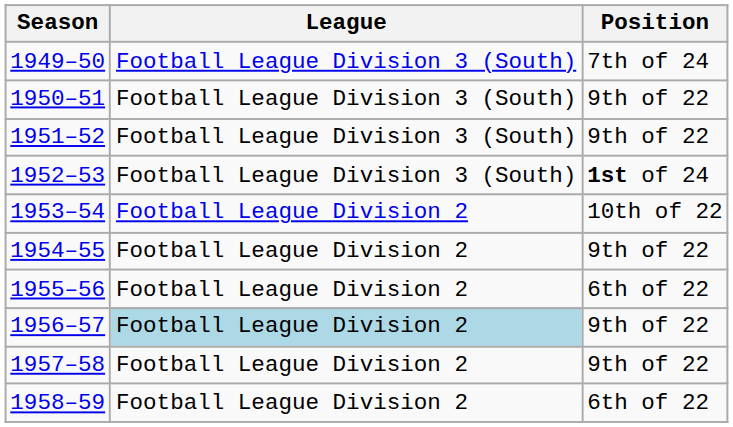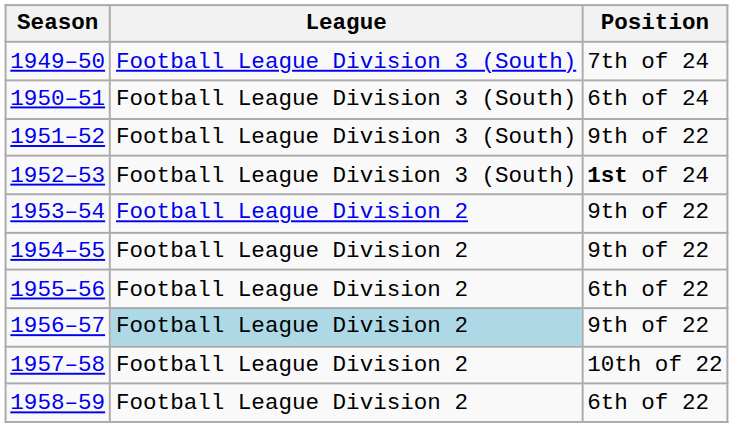(648, 99) 9th of 22 -> (648, 99) 6th of 24
(655, 213) 10th of 22 -> (648, 213) 9th of 22
(648, 365) 9th of 22 -> (655, 365) 10th of 22
